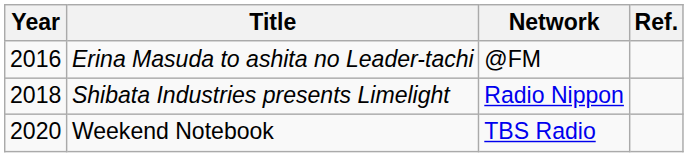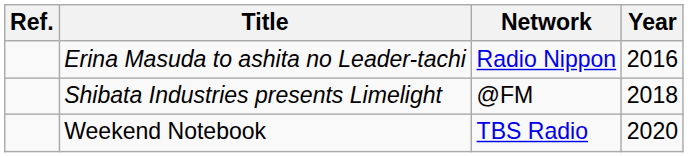columns swapped: (36, 22) <-> (656, 22)
(513, 59) @FM -> (546, 59) Radio Nippon
(554, 95) Radio Nippon -> (505, 95) @FM
